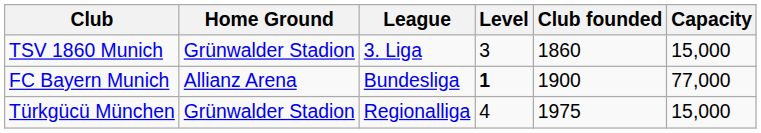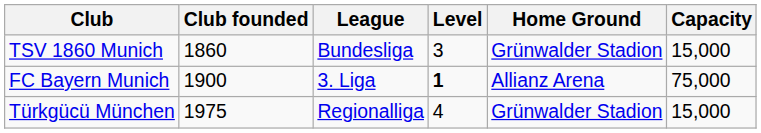columns swapped: (600, 19) <-> (269, 19)
(393, 50) 3. Liga -> (365, 50) Bundesliga
(412, 81) Bundesliga -> (346, 81) 3. Liga
(701, 81) 77,000 -> (701, 81) 75,000
